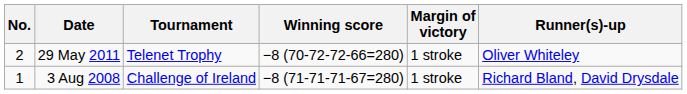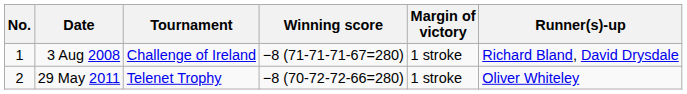rows swapped: (84, 78) <-> (79, 55)
